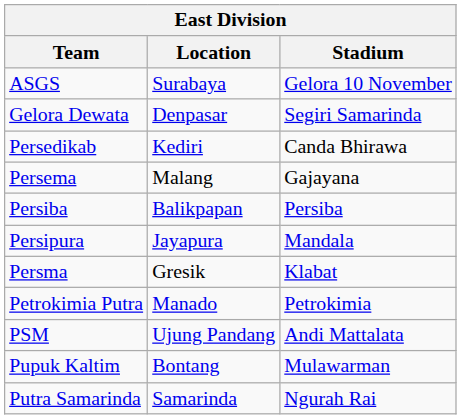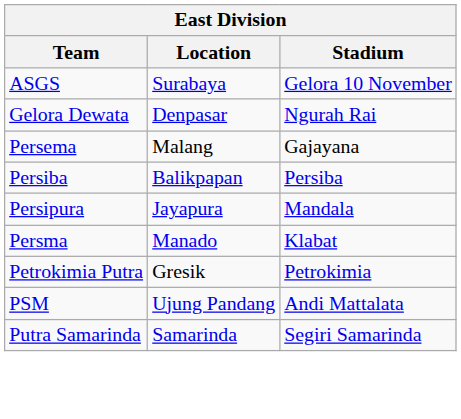(353, 114) Segiri Samarinda -> (330, 114) Ngurah Rai
- row: (53, 146)
(179, 271) Gresik -> (185, 240) Manado
(185, 303) Manado -> (179, 271) Gresik
- row: (65, 366)
(330, 397) Ngurah Rai -> (353, 334) Segiri Samarinda
